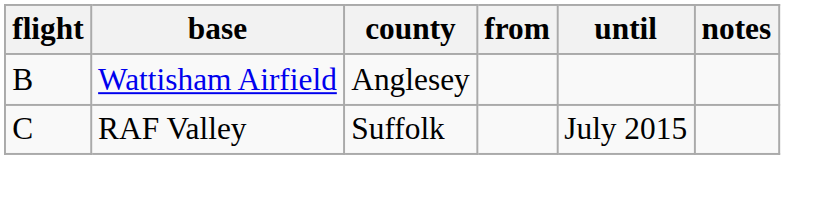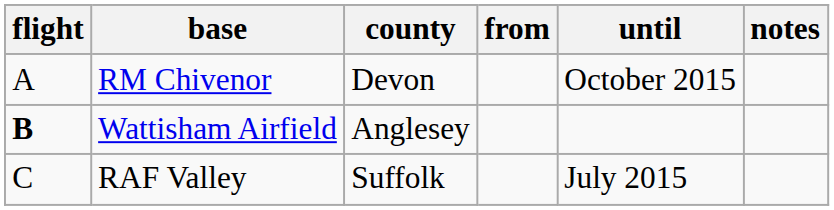+ row: (185, 79)
(23, 79) normal -> (23, 128) bold
